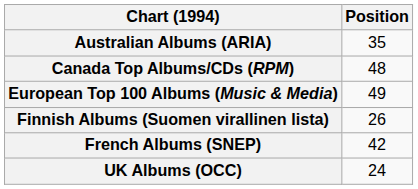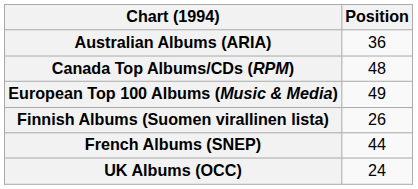(377, 42) 35 -> (377, 42) 36
(377, 145) 42 -> (377, 145) 44
